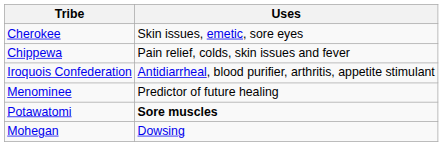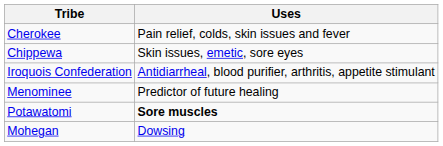(220, 33) Skin issues, emetic, sore eyes -> (244, 33) Pain relief, colds, skin issues and fever
(244, 53) Pain relief, colds, skin issues and fever -> (220, 53) Skin issues, emetic, sore eyes
